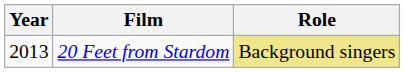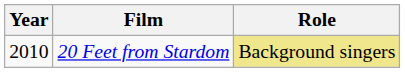(29, 51) 2013 -> (29, 51) 2010
